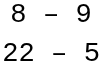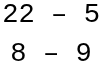rows swapped: (51, 54) <-> (51, 14)
